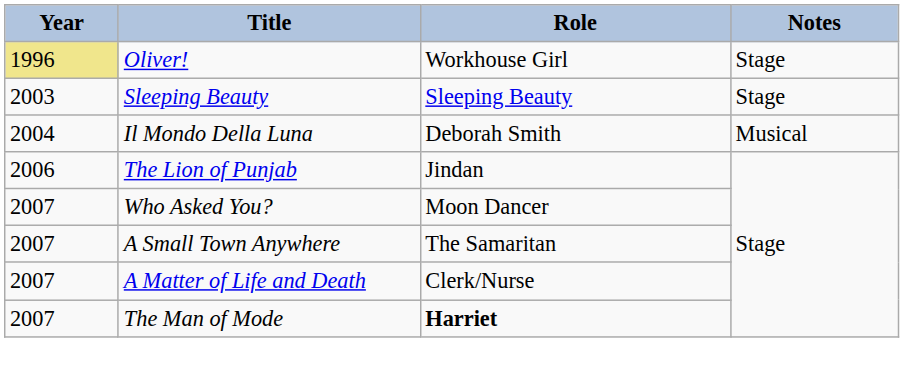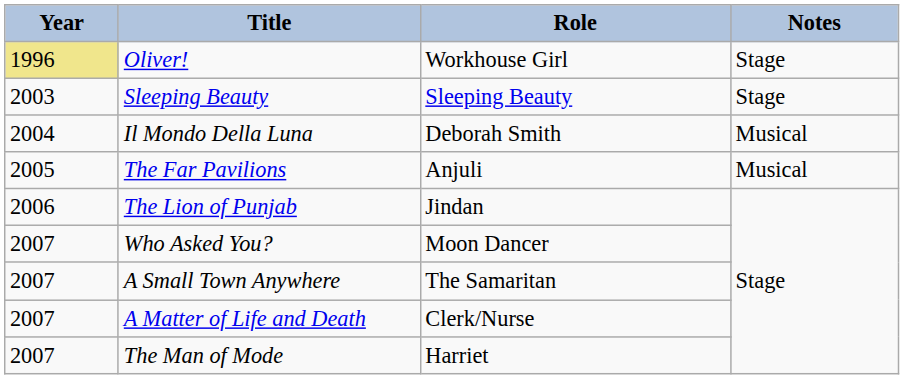+ row: (205, 170)
(461, 317) bold -> (457, 354) normal
